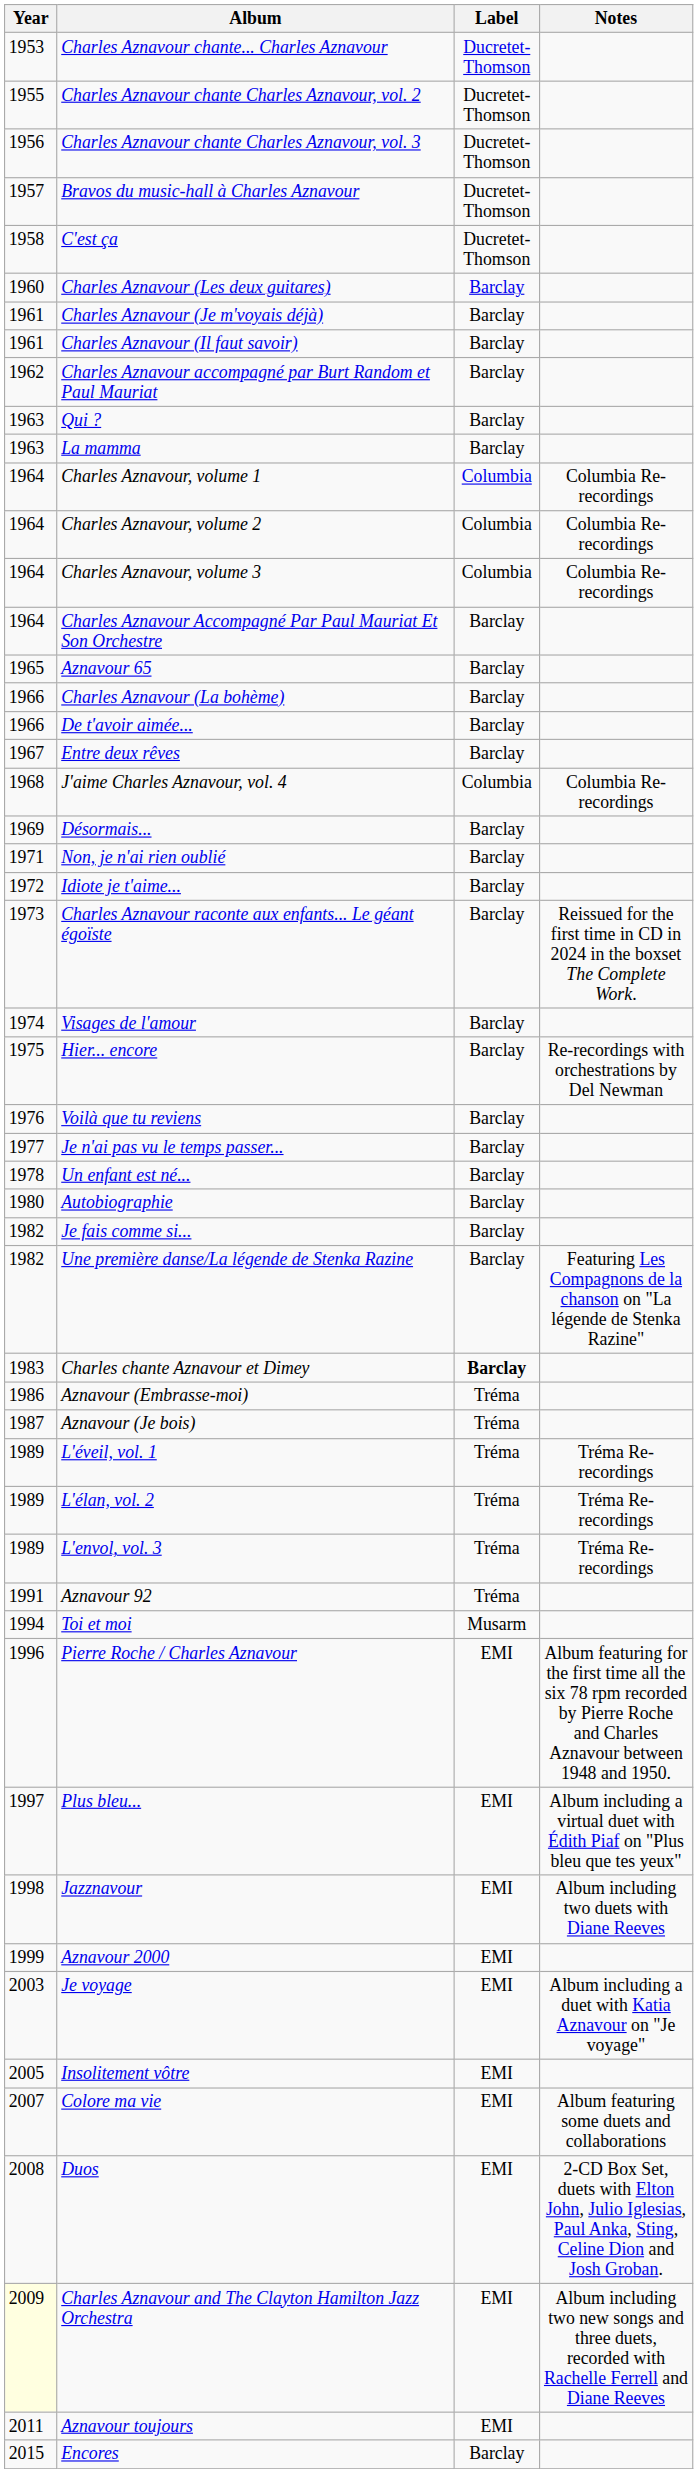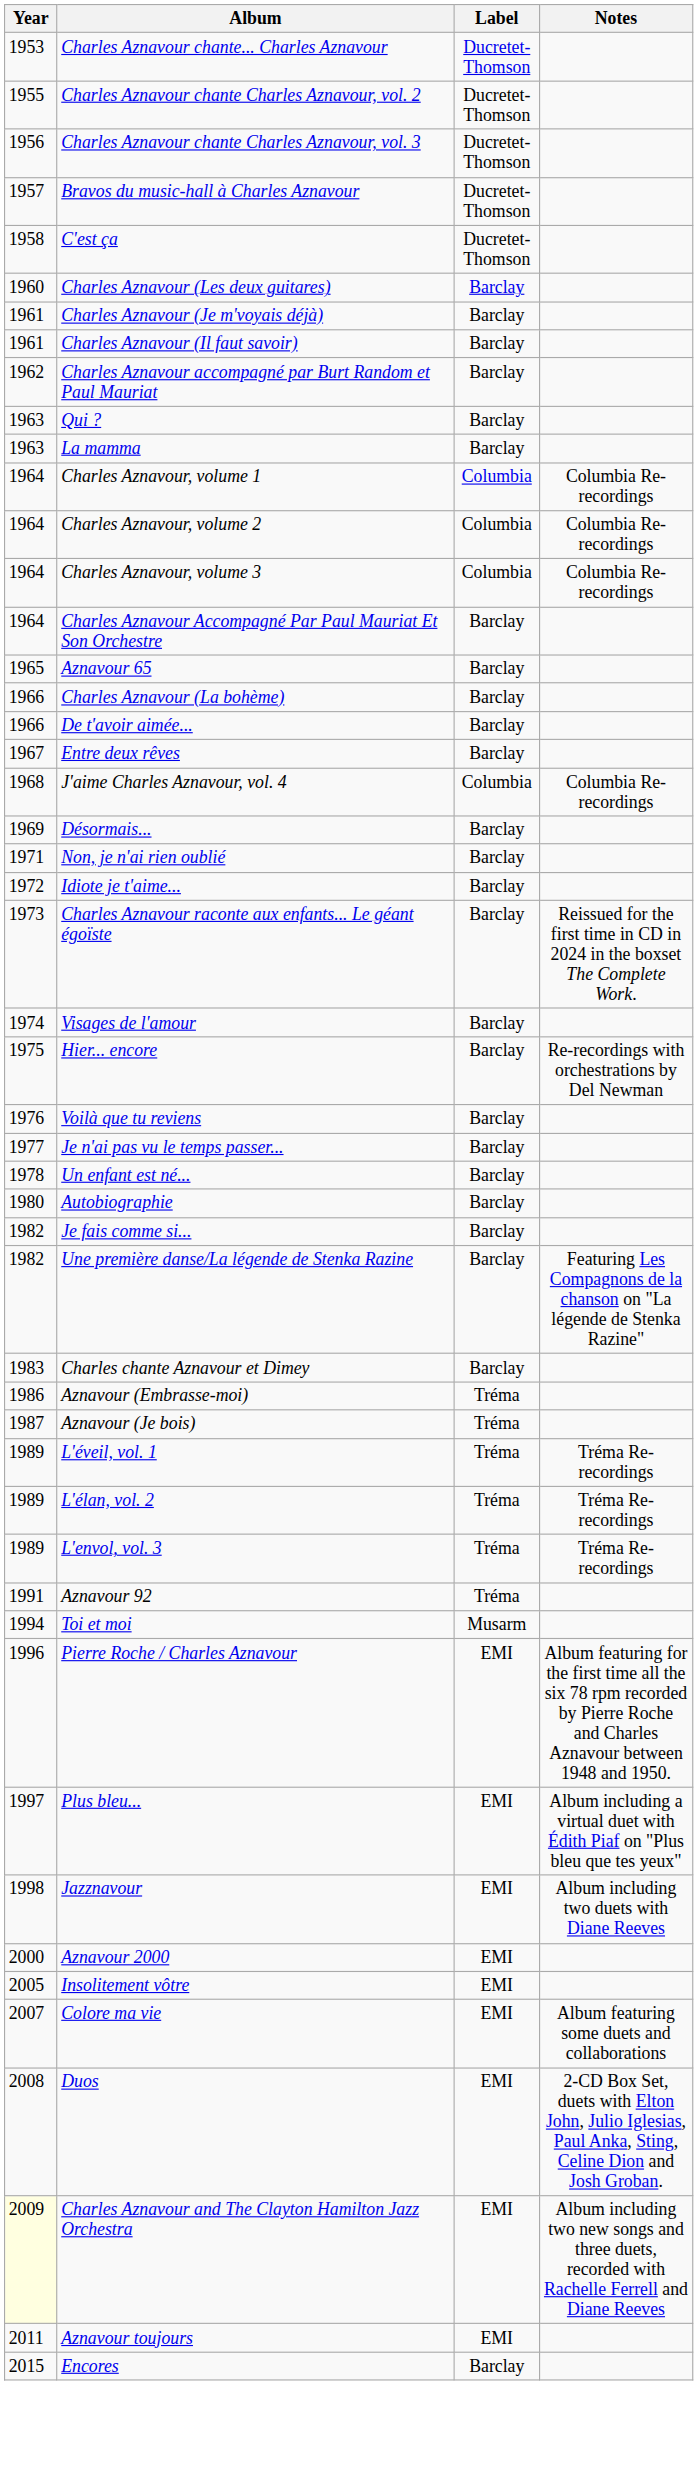(497, 1367) bold -> (497, 1367) normal
(26, 1957) 1999 -> (26, 1957) 2000
- row: (96, 1985)
